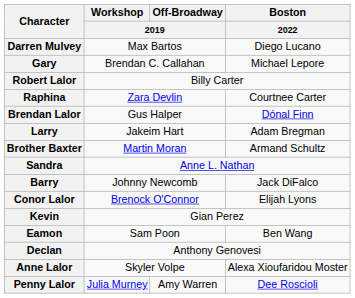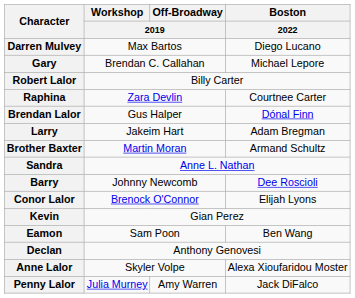(288, 183) Jack DiFalco -> (288, 183) Dee Roscioli
(288, 285) Dee Roscioli -> (288, 285) Jack DiFalco
